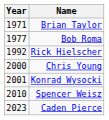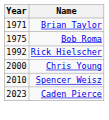(17, 39) 1977 -> (17, 39) 1975
- row: (66, 80)
